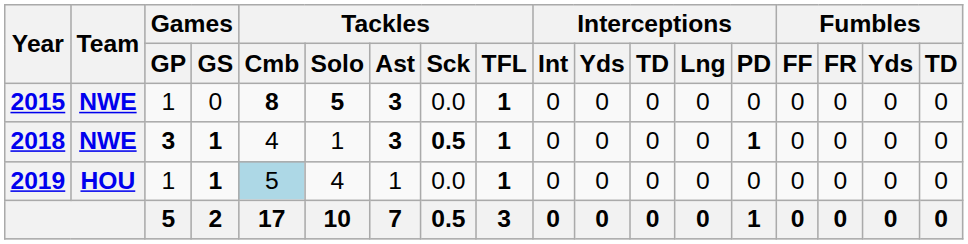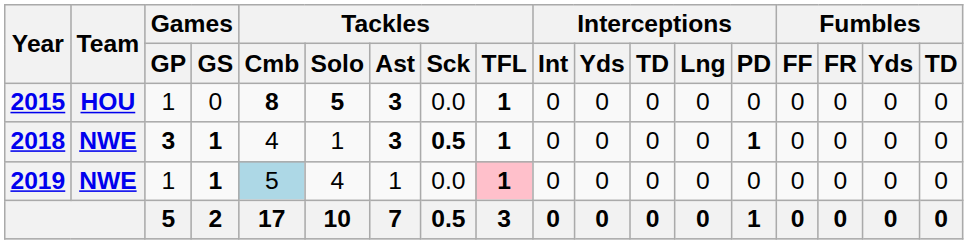(108, 102) NWE -> (108, 102) HOU
(108, 180) HOU -> (108, 180) NWE
(504, 180) no background -> (504, 180) pink background
